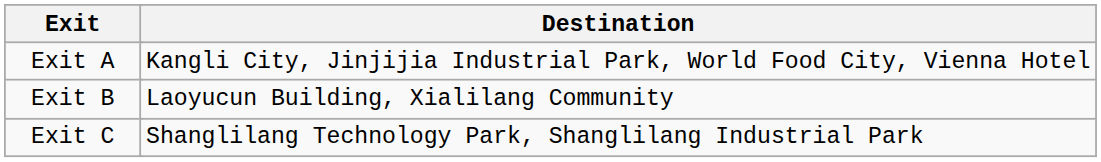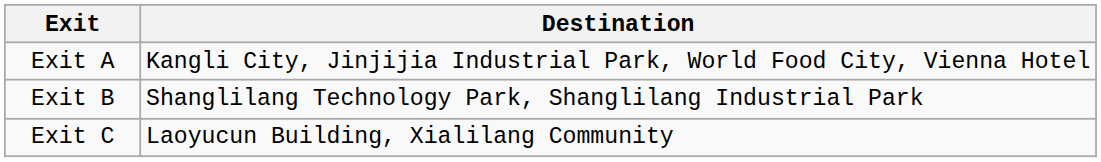(410, 99) Laoyucun Building, Xialilang Community -> (535, 99) Shanglilang Technology Park, Shanglilang Industrial Park
(535, 137) Shanglilang Technology Park, Shanglilang Industrial Park -> (410, 137) Laoyucun Building, Xialilang Community
